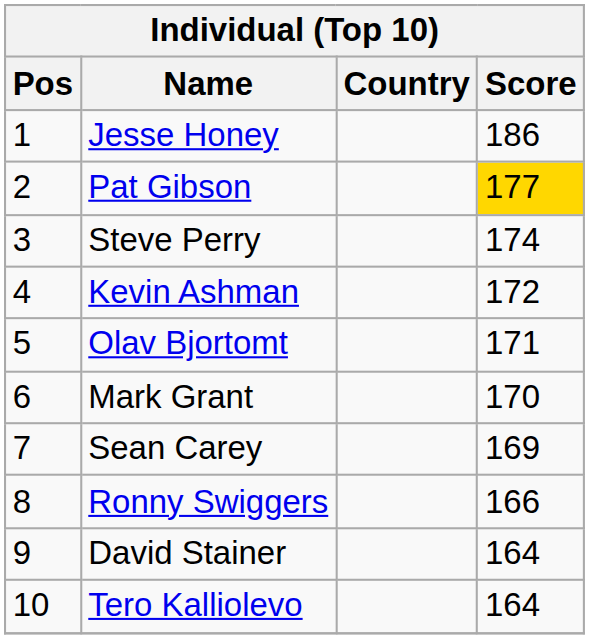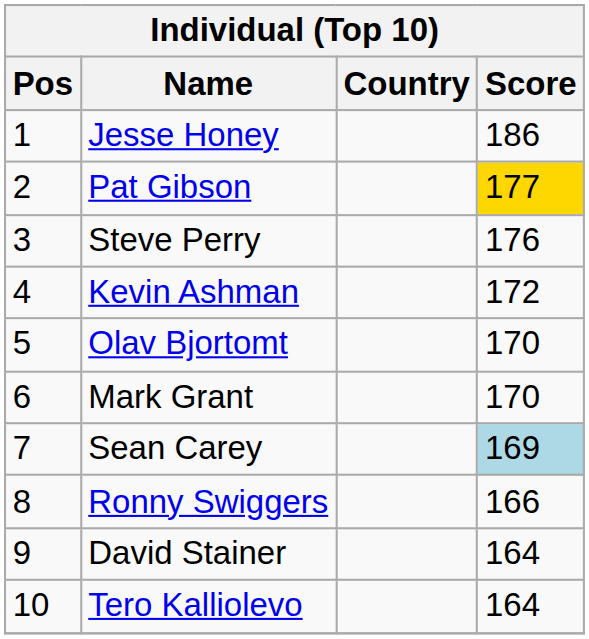(512, 239) 174 -> (512, 239) 176
(512, 344) 171 -> (512, 344) 170
(512, 448) no background -> (512, 448) lightblue background
